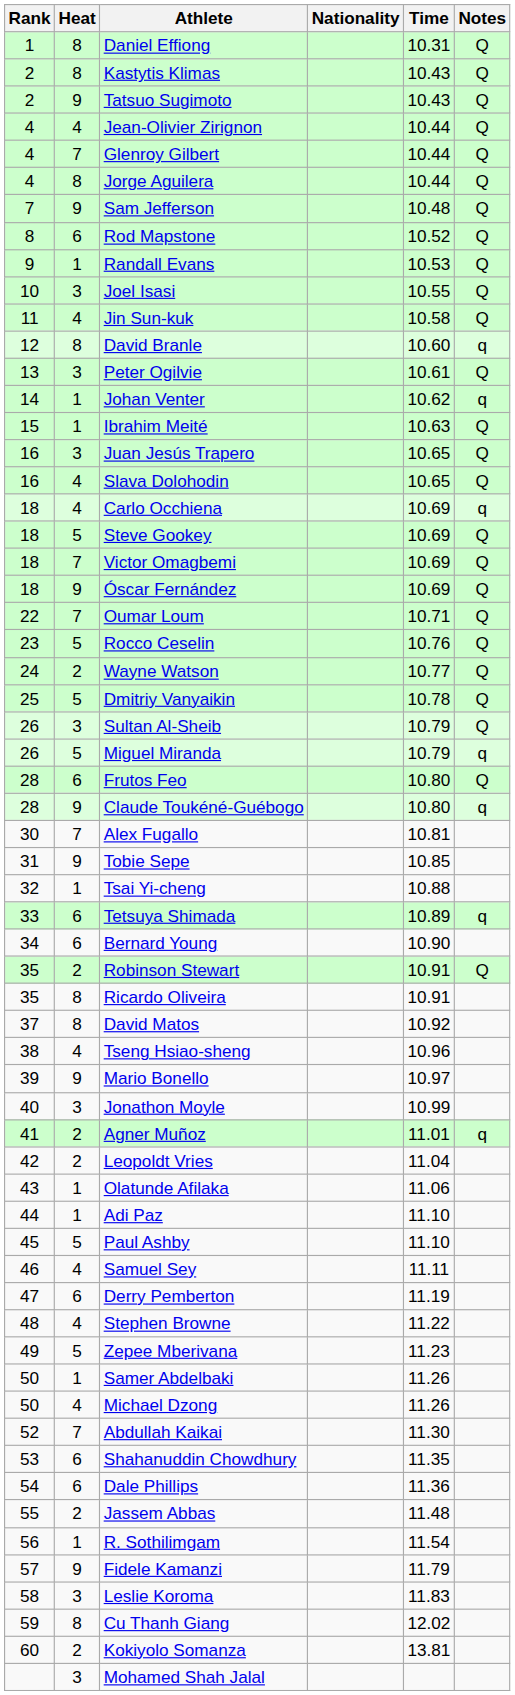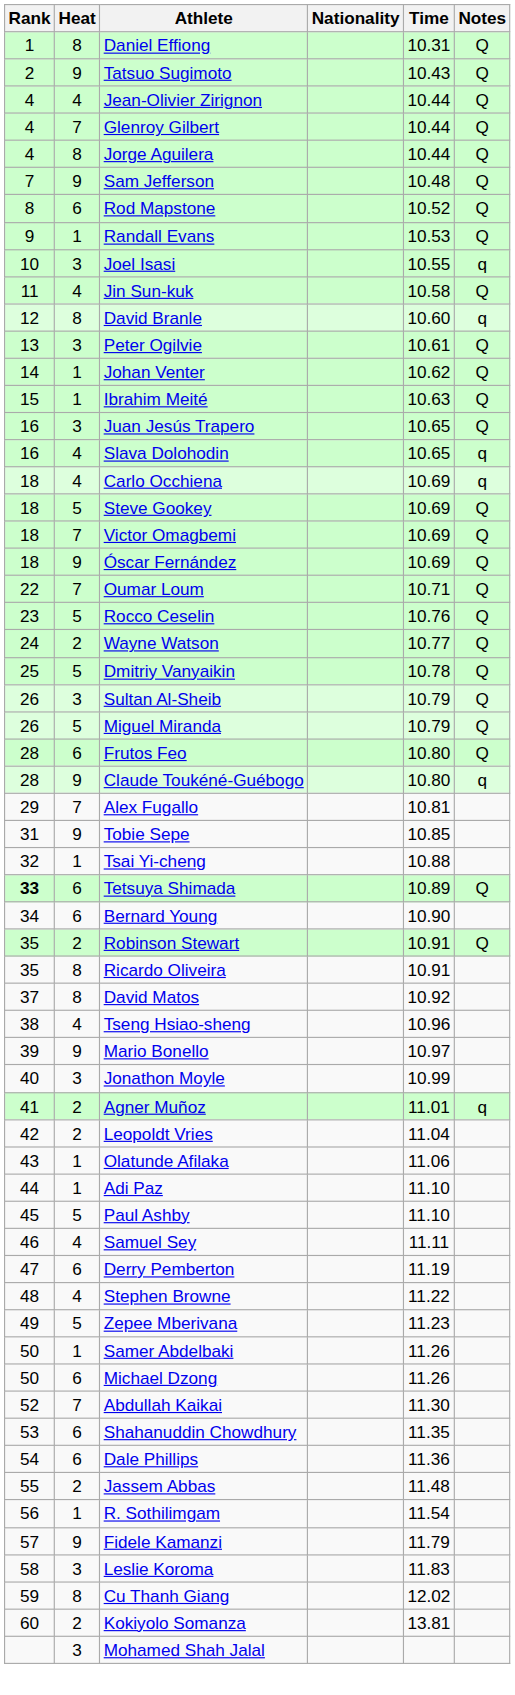- row: (162, 73)
(482, 290) Q -> (482, 263) q
(482, 399) q -> (482, 372) Q
(482, 481) Q -> (482, 453) q
(482, 752) q -> (482, 725) Q
(30, 834) 30 -> (30, 807) 29
(30, 916) normal -> (30, 888) bold
(482, 916) q -> (482, 888) Q
(77, 1405) 4 -> (77, 1378) 6
